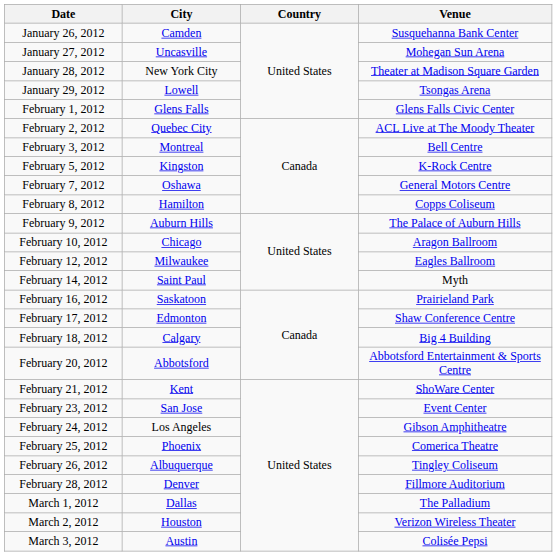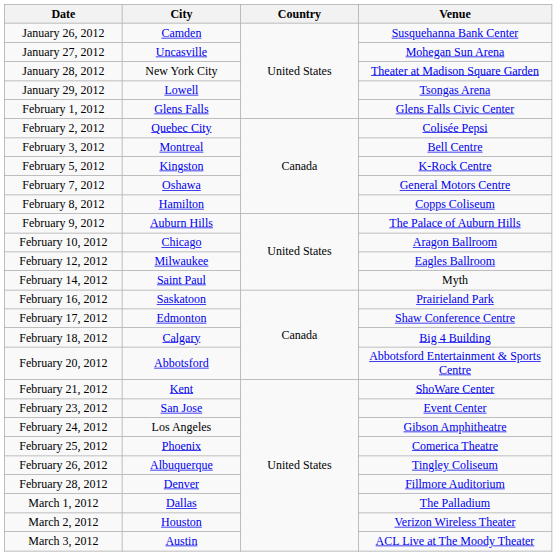(455, 128) ACL Live at The Moody Theater -> (455, 128) Colisée Pepsi
(455, 541) Colisée Pepsi -> (455, 541) ACL Live at The Moody Theater
